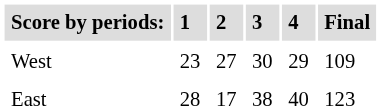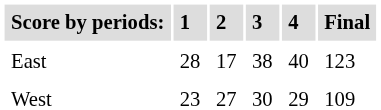rows swapped: (29, 99) <-> (31, 61)
